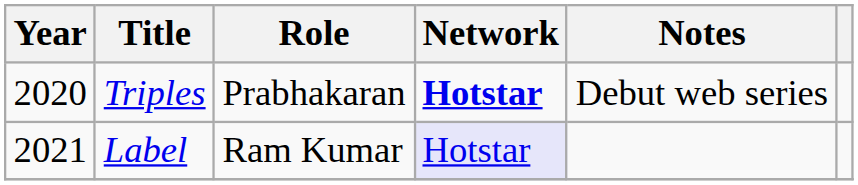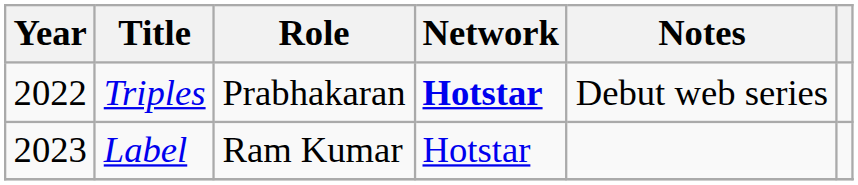(50, 91) 2020 -> (50, 91) 2022
(50, 149) 2021 -> (50, 149) 2023
(476, 149) lavender background -> (476, 149) no background
